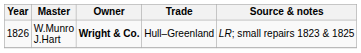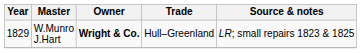(18, 34) 1826 -> (18, 34) 1829
